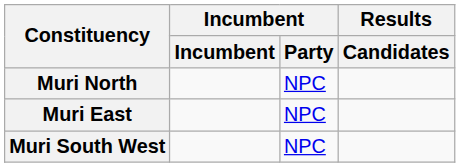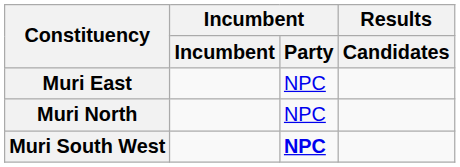rows swapped: (87, 83) <-> (87, 114)
(305, 146) normal -> (305, 146) bold
